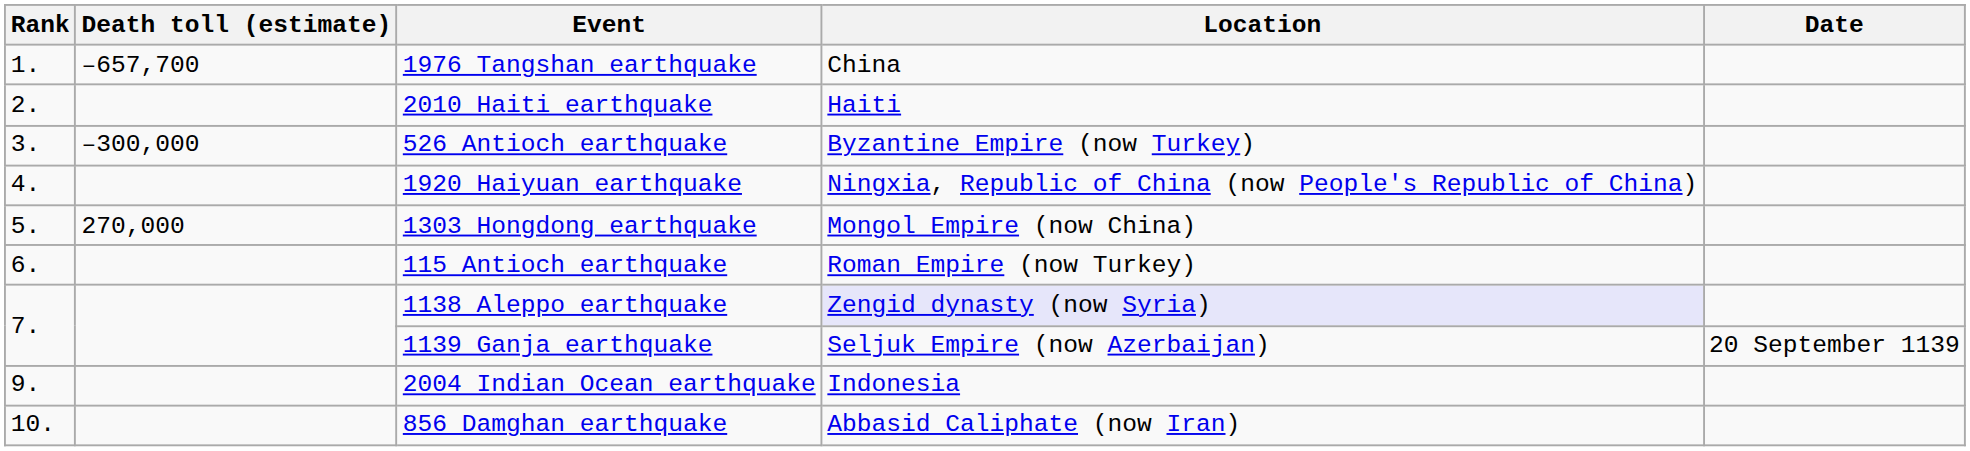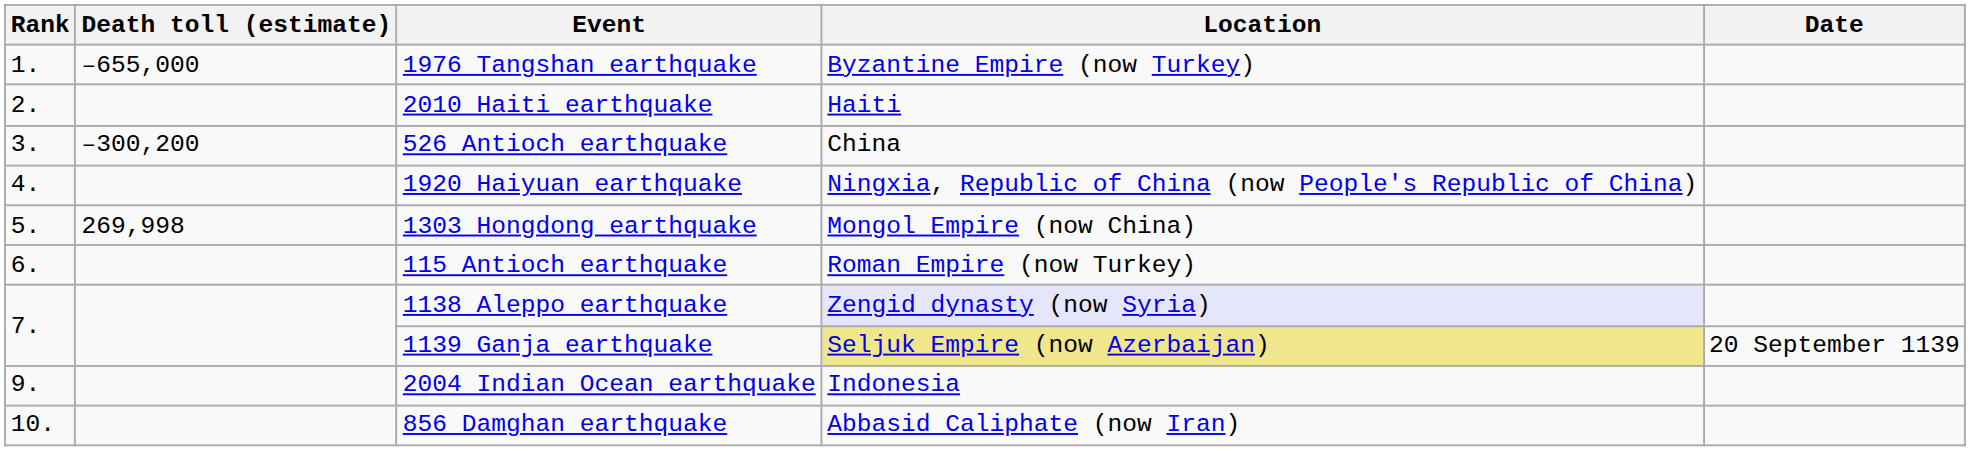(140, 65) –657,700 -> (140, 65) –655,000
(864, 65) China -> (1041, 65) Byzantine Empire (now Turkey)
(140, 145) –300,000 -> (140, 145) –300,200
(1041, 145) Byzantine Empire (now Turkey) -> (864, 145) China
(133, 225) 270,000 -> (133, 225) 269,998
(1049, 345) no background -> (1049, 345) khaki background
